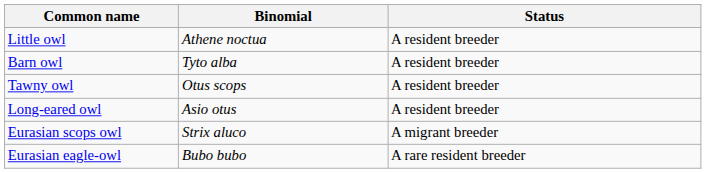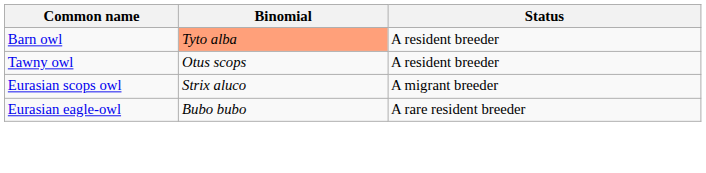- row: (37, 39)
(210, 62) no background -> (210, 39) lightsalmon background
- row: (55, 109)
